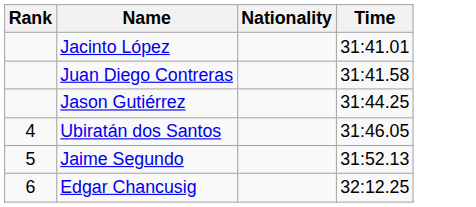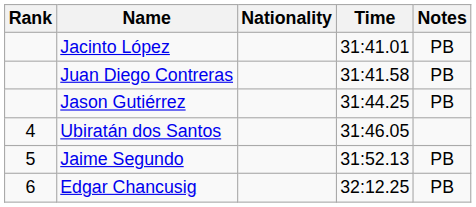+ column: (442, 18)
